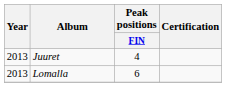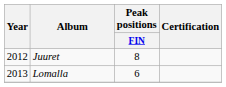(17, 57) 2013 -> (17, 57) 2012
(137, 57) 4 -> (137, 57) 8
